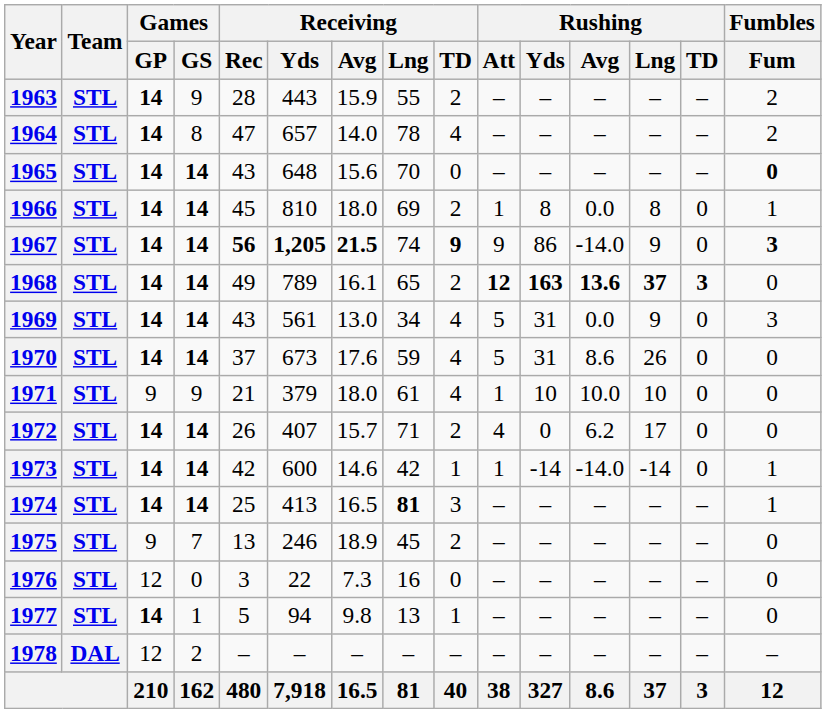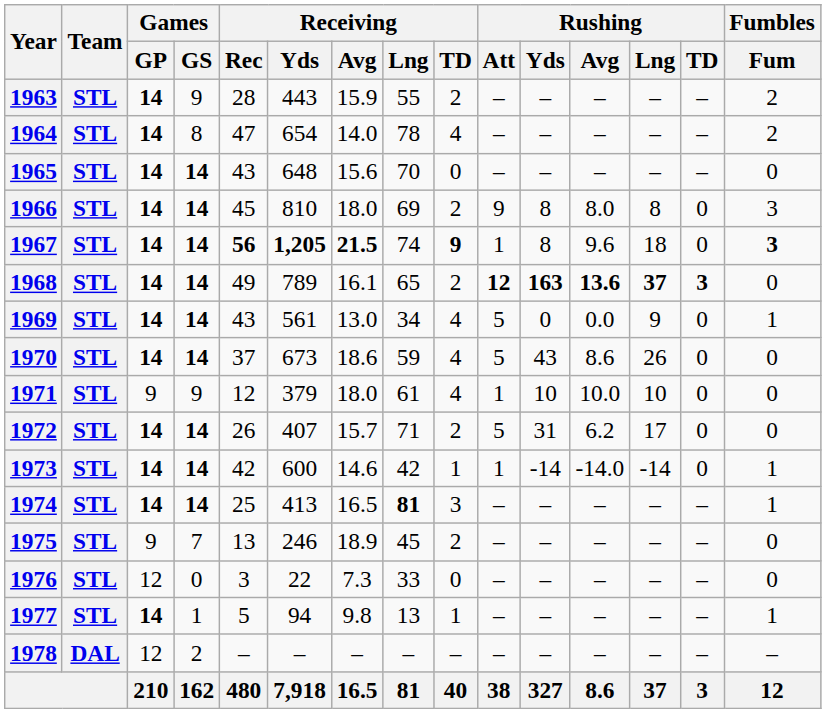(300, 134) 657 -> (300, 134) 654
(772, 171) bold -> (772, 171) normal
(499, 208) 1 -> (499, 208) 9
(600, 208) 0.0 -> (600, 208) 8.0
(772, 208) 1 -> (772, 208) 3
(499, 245) 9 -> (499, 245) 1
(545, 245) 86 -> (545, 245) 8
(600, 245) -14.0 -> (600, 245) 9.6
(655, 245) 9 -> (655, 245) 18
(545, 319) 31 -> (545, 319) 0
(772, 319) 3 -> (772, 319) 1
(357, 356) 17.6 -> (357, 356) 18.6
(545, 356) 31 -> (545, 356) 43
(244, 393) 21 -> (244, 393) 12
(499, 430) 4 -> (499, 430) 5
(545, 430) 0 -> (545, 430) 31
(408, 578) 16 -> (408, 578) 33
(772, 615) 0 -> (772, 615) 1
